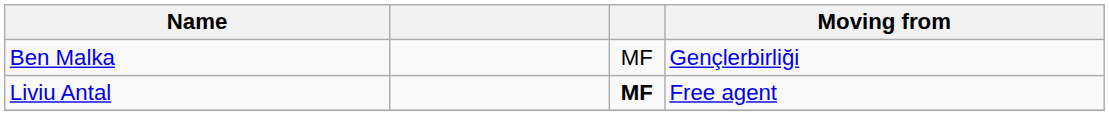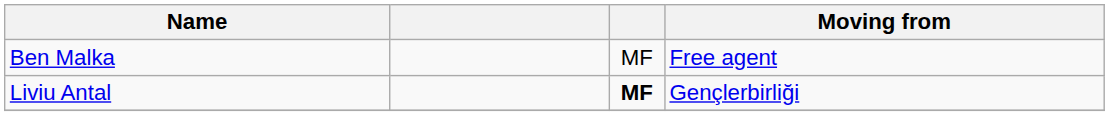(734, 57) Gençlerbirliği -> (723, 57) Free agent
(723, 92) Free agent -> (734, 92) Gençlerbirliği
